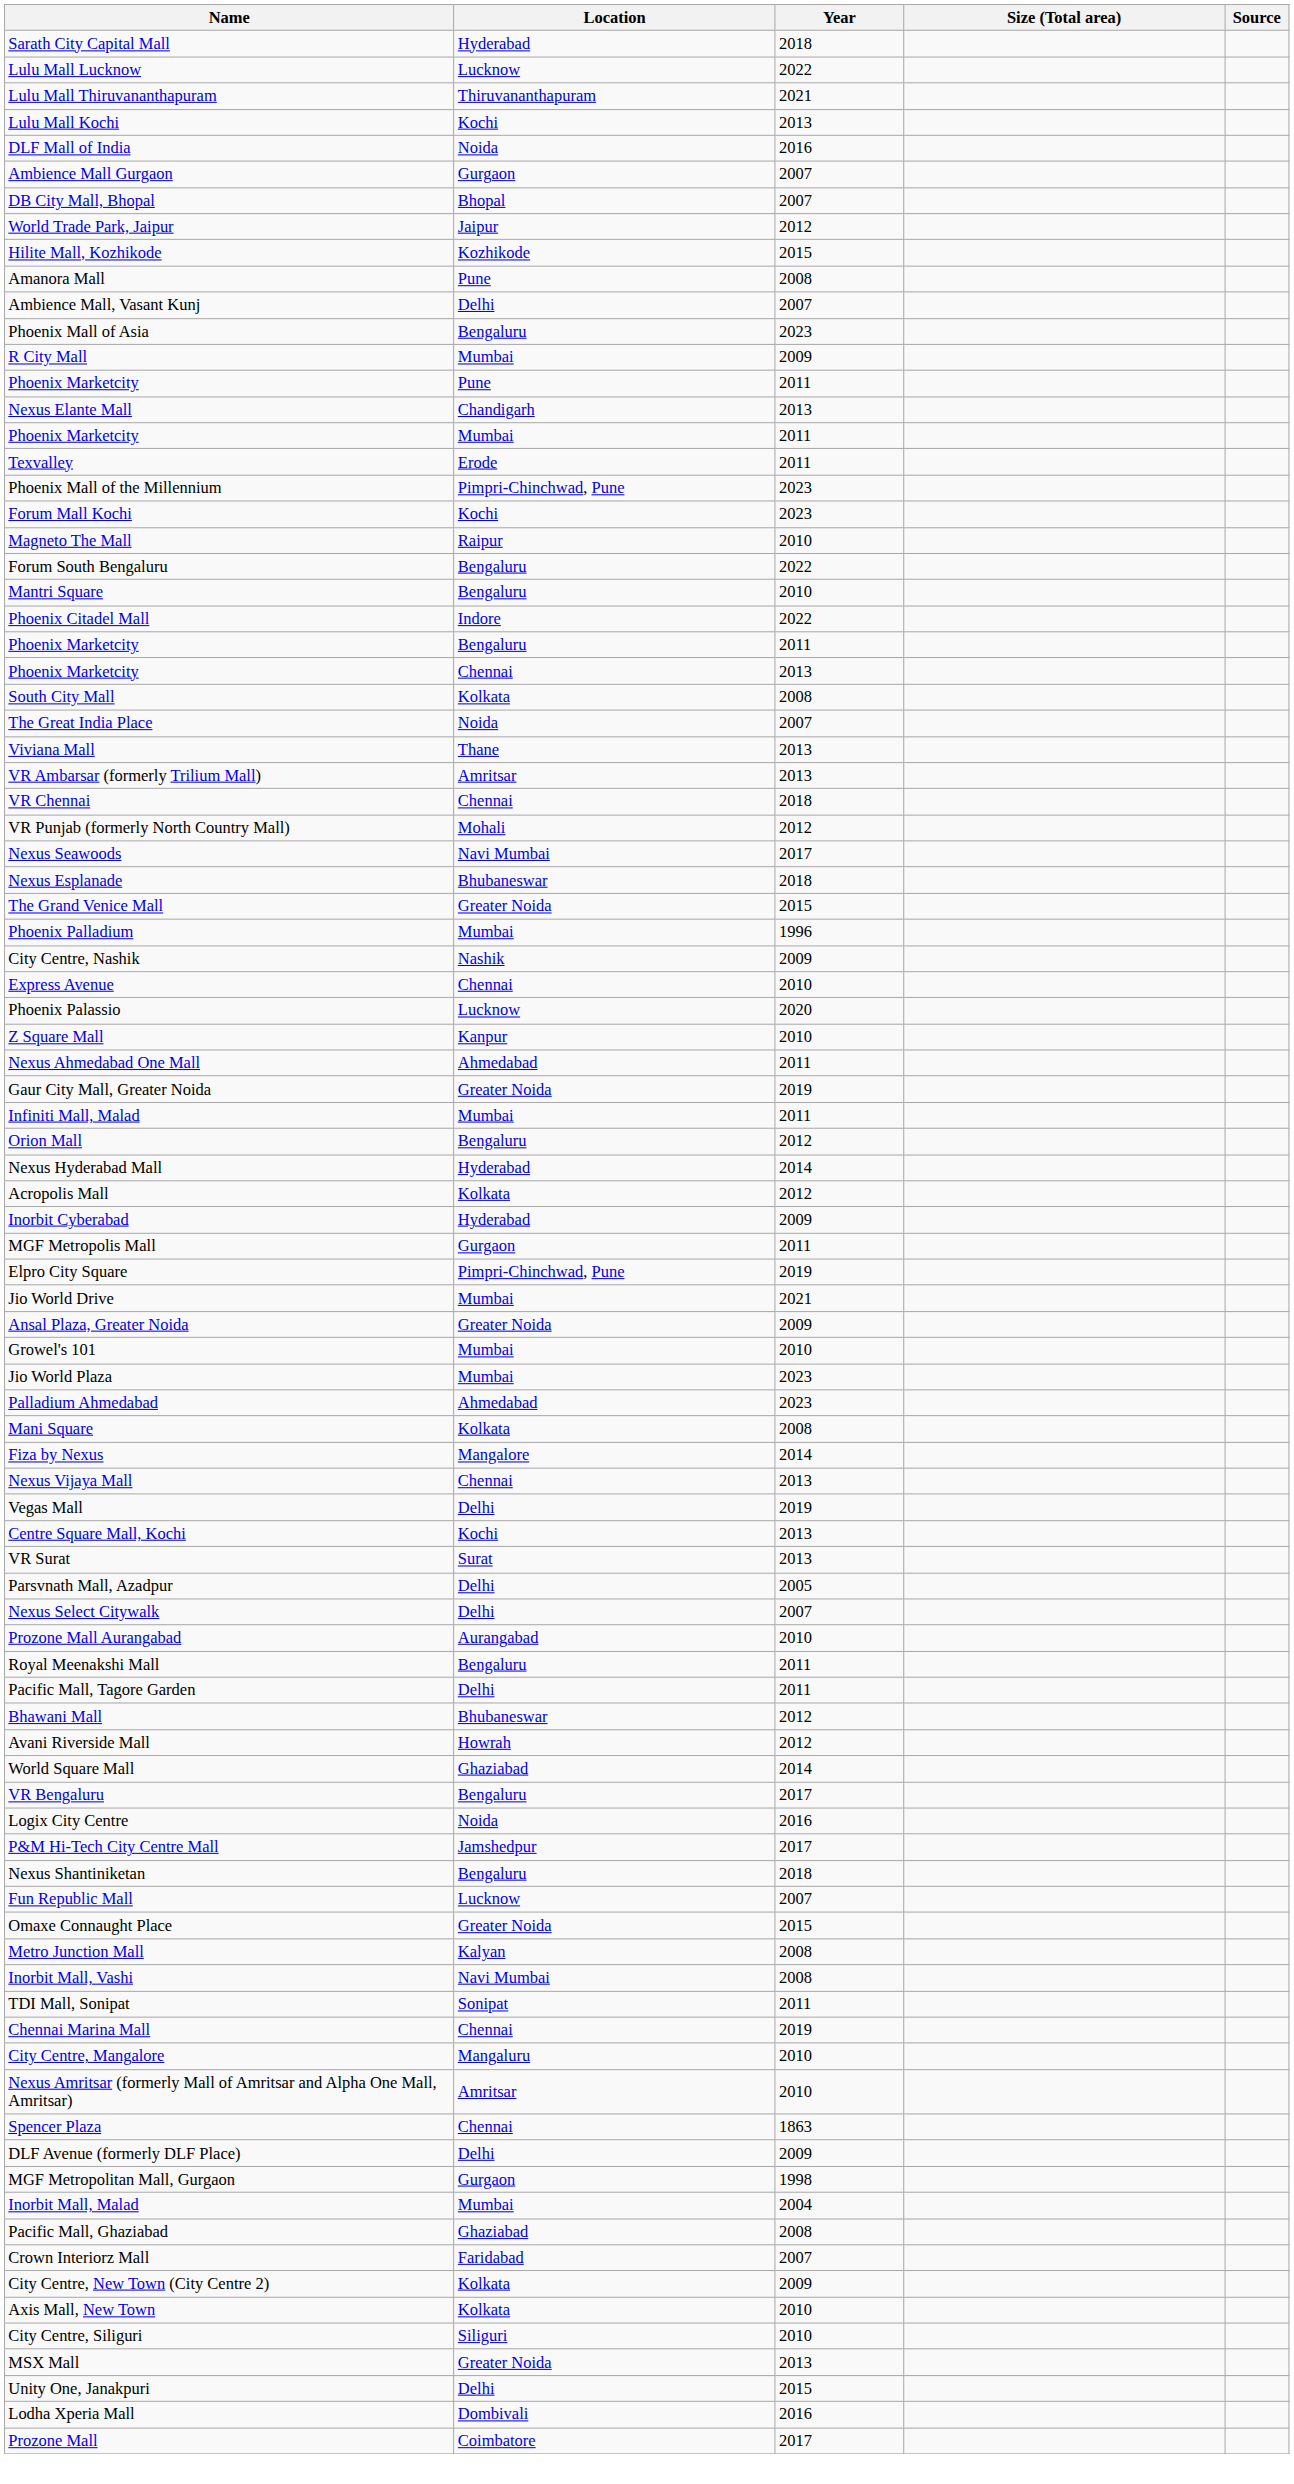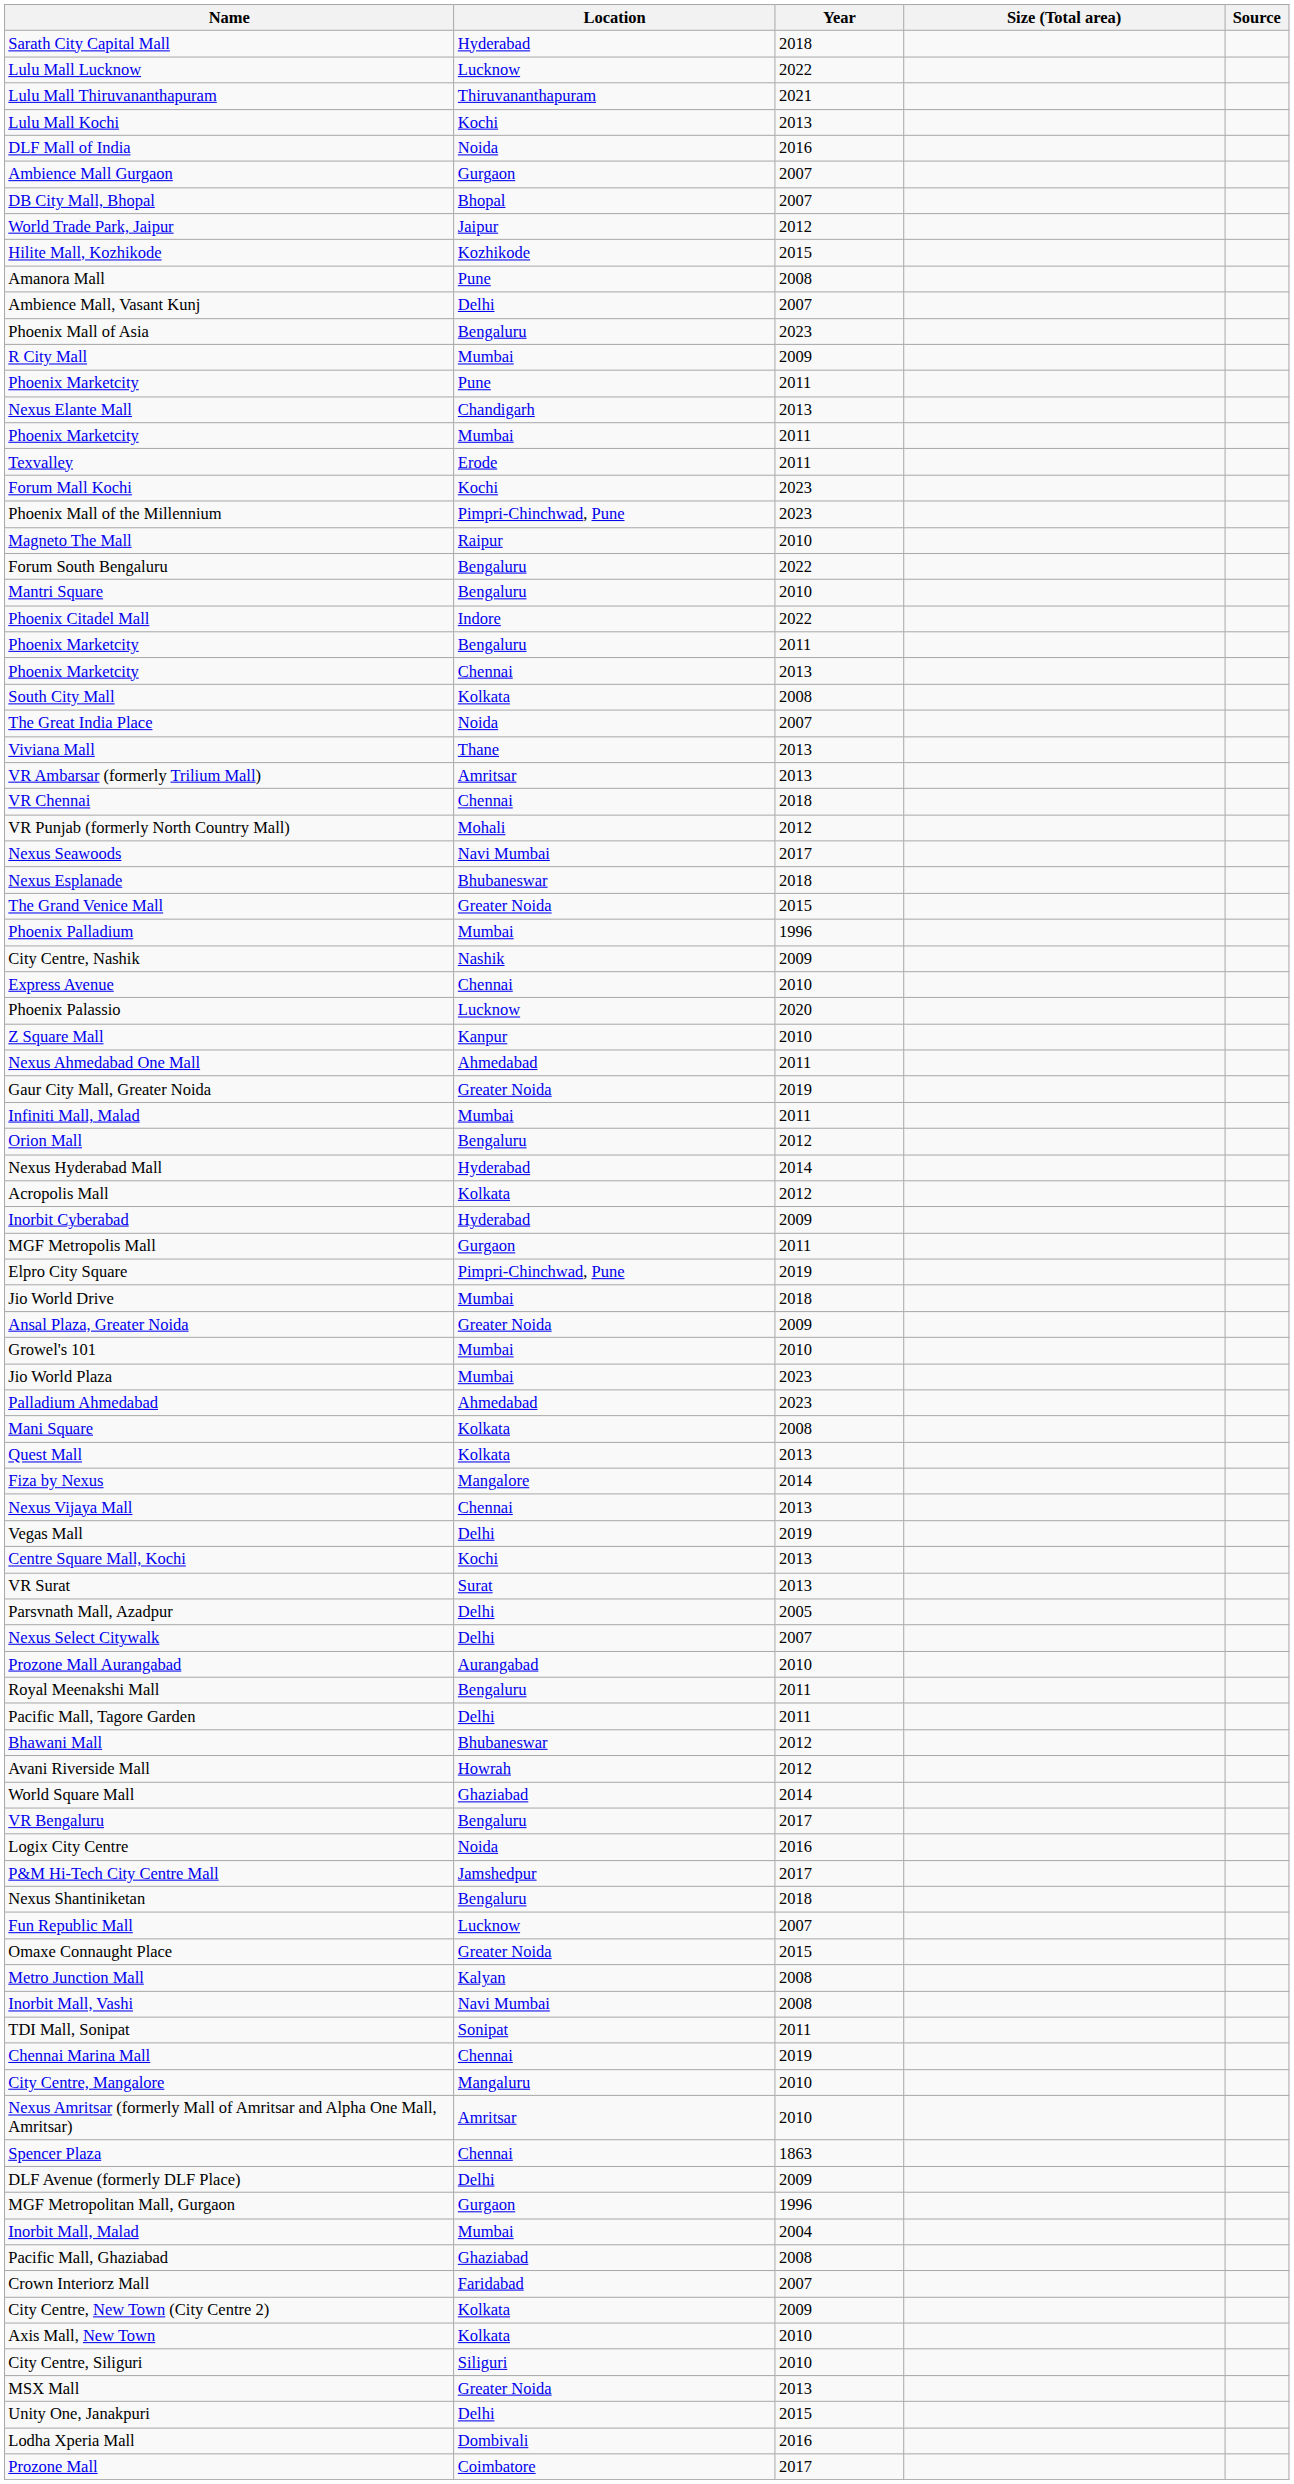rows swapped: (115, 488) <-> (70, 514)
(795, 1298) 2021 -> (795, 1298) 2018
+ row: (45, 1455)
(795, 2179) 1998 -> (795, 2205) 1996
